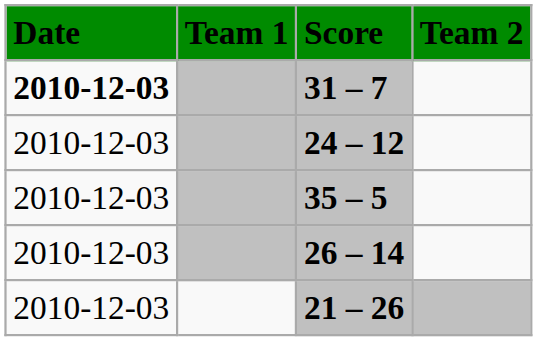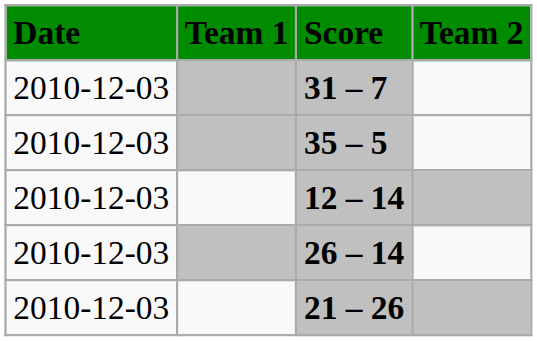(91, 87) bold -> (91, 87) normal
- row: (354, 142)
+ row: (354, 197)
